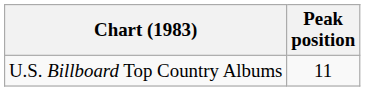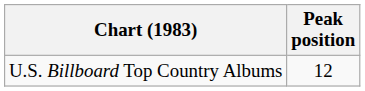(323, 70) 11 -> (323, 70) 12
